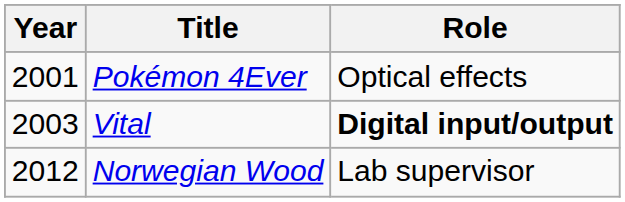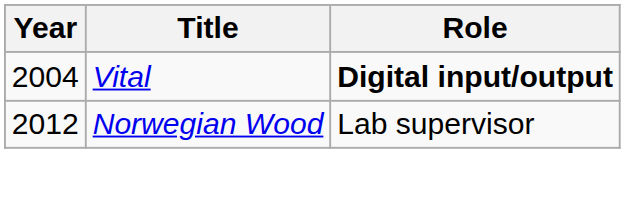- row: (200, 76)
(45, 123) 2003 -> (45, 76) 2004
